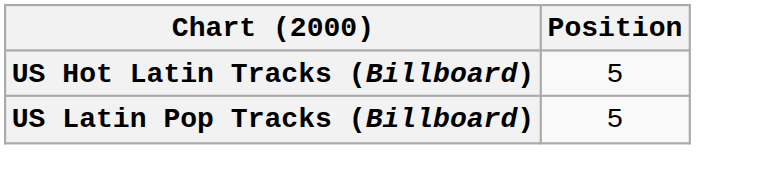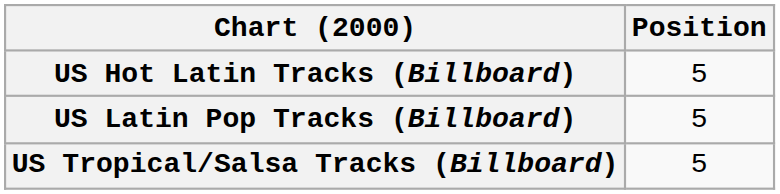+ row: (315, 165)
